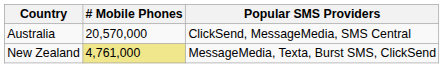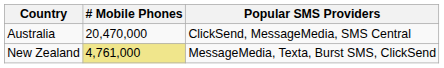(116, 33) 20,570,000 -> (116, 33) 20,470,000
